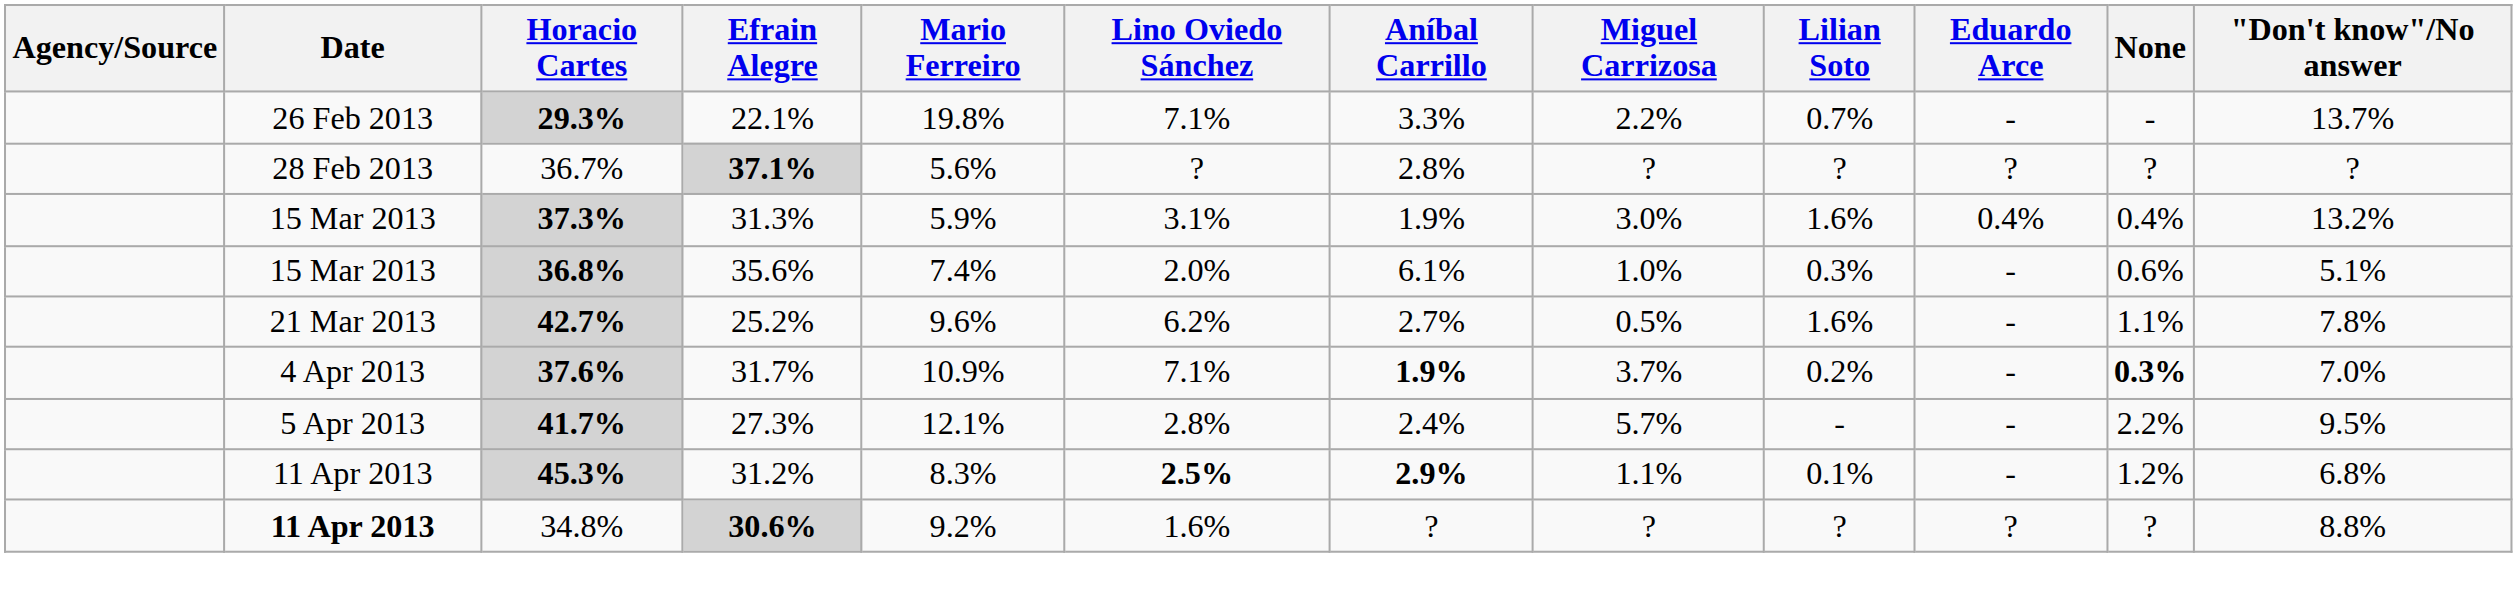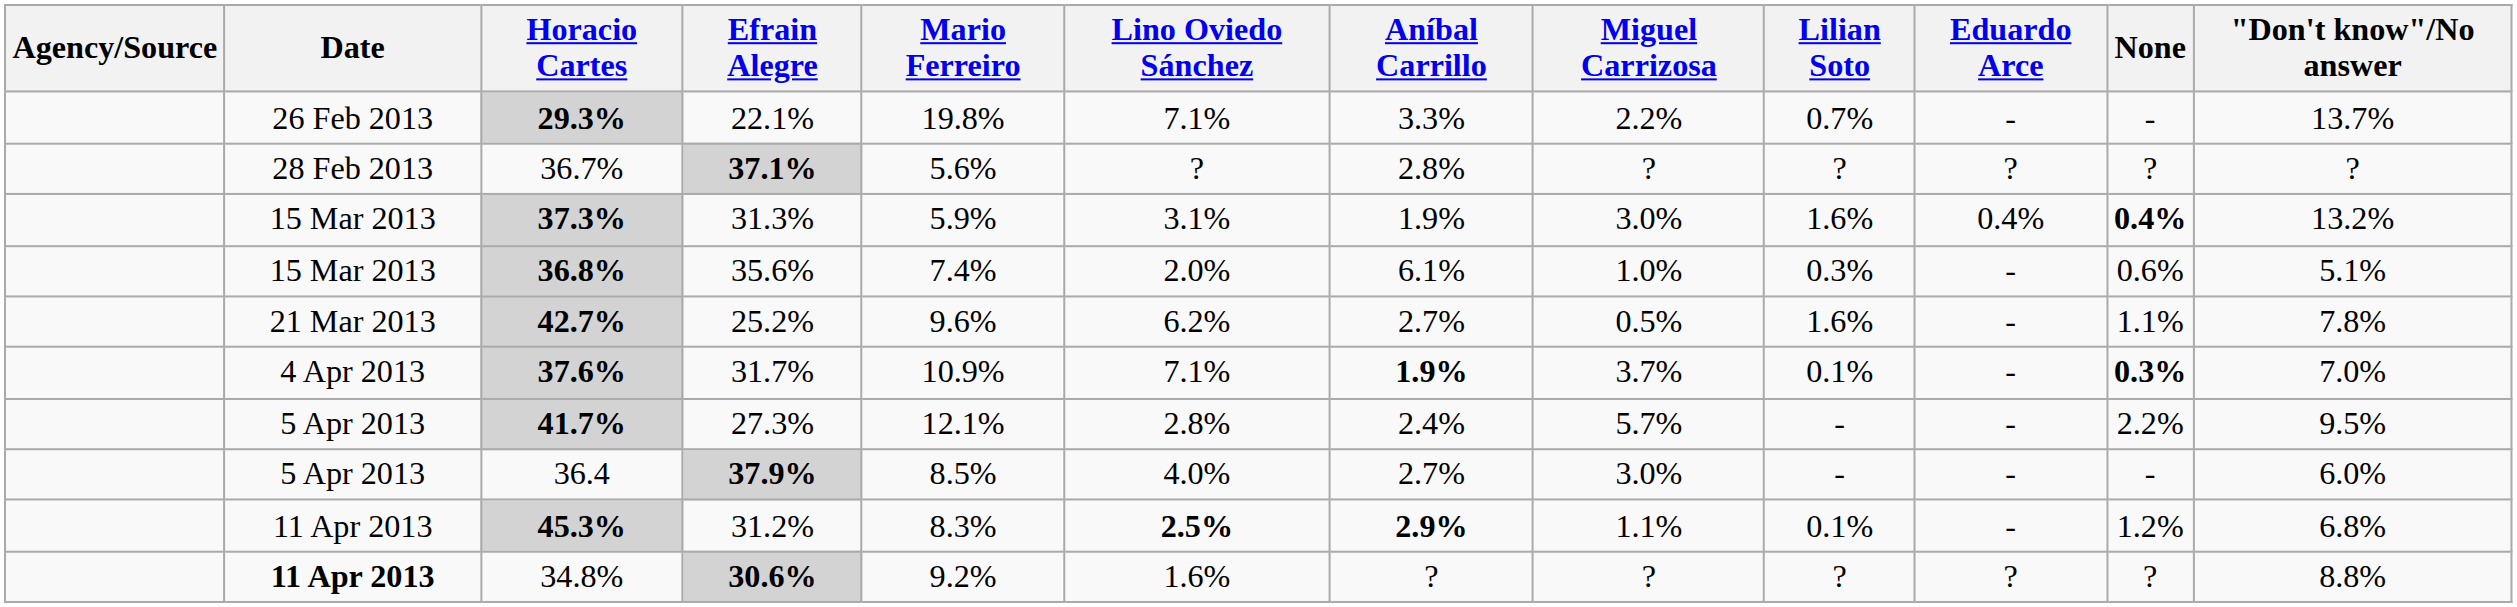(2150, 219) normal -> (2150, 219) bold
(1840, 372) 0.2% -> (1840, 372) 0.1%
+ row: (582, 474)
